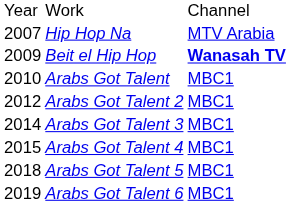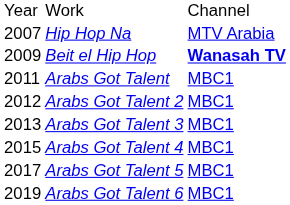(23, 79) 2010 -> (22, 79) 2011
(23, 124) 2014 -> (23, 124) 2013
(23, 170) 2018 -> (23, 170) 2017
